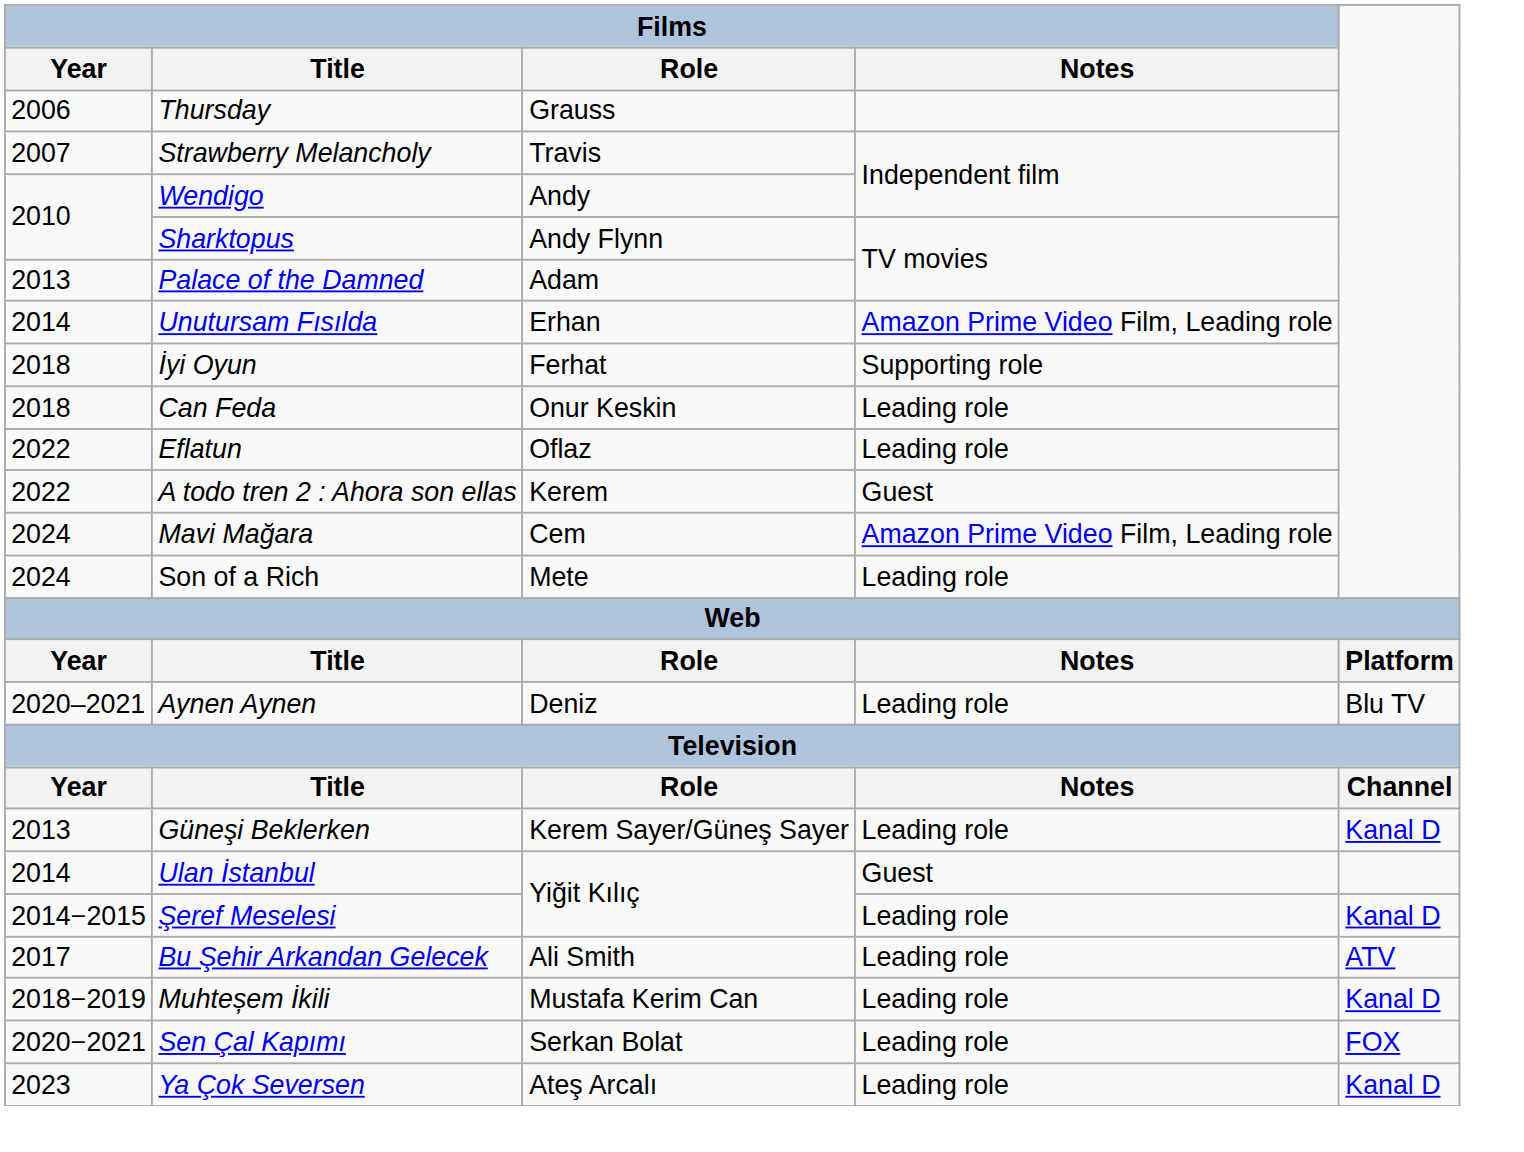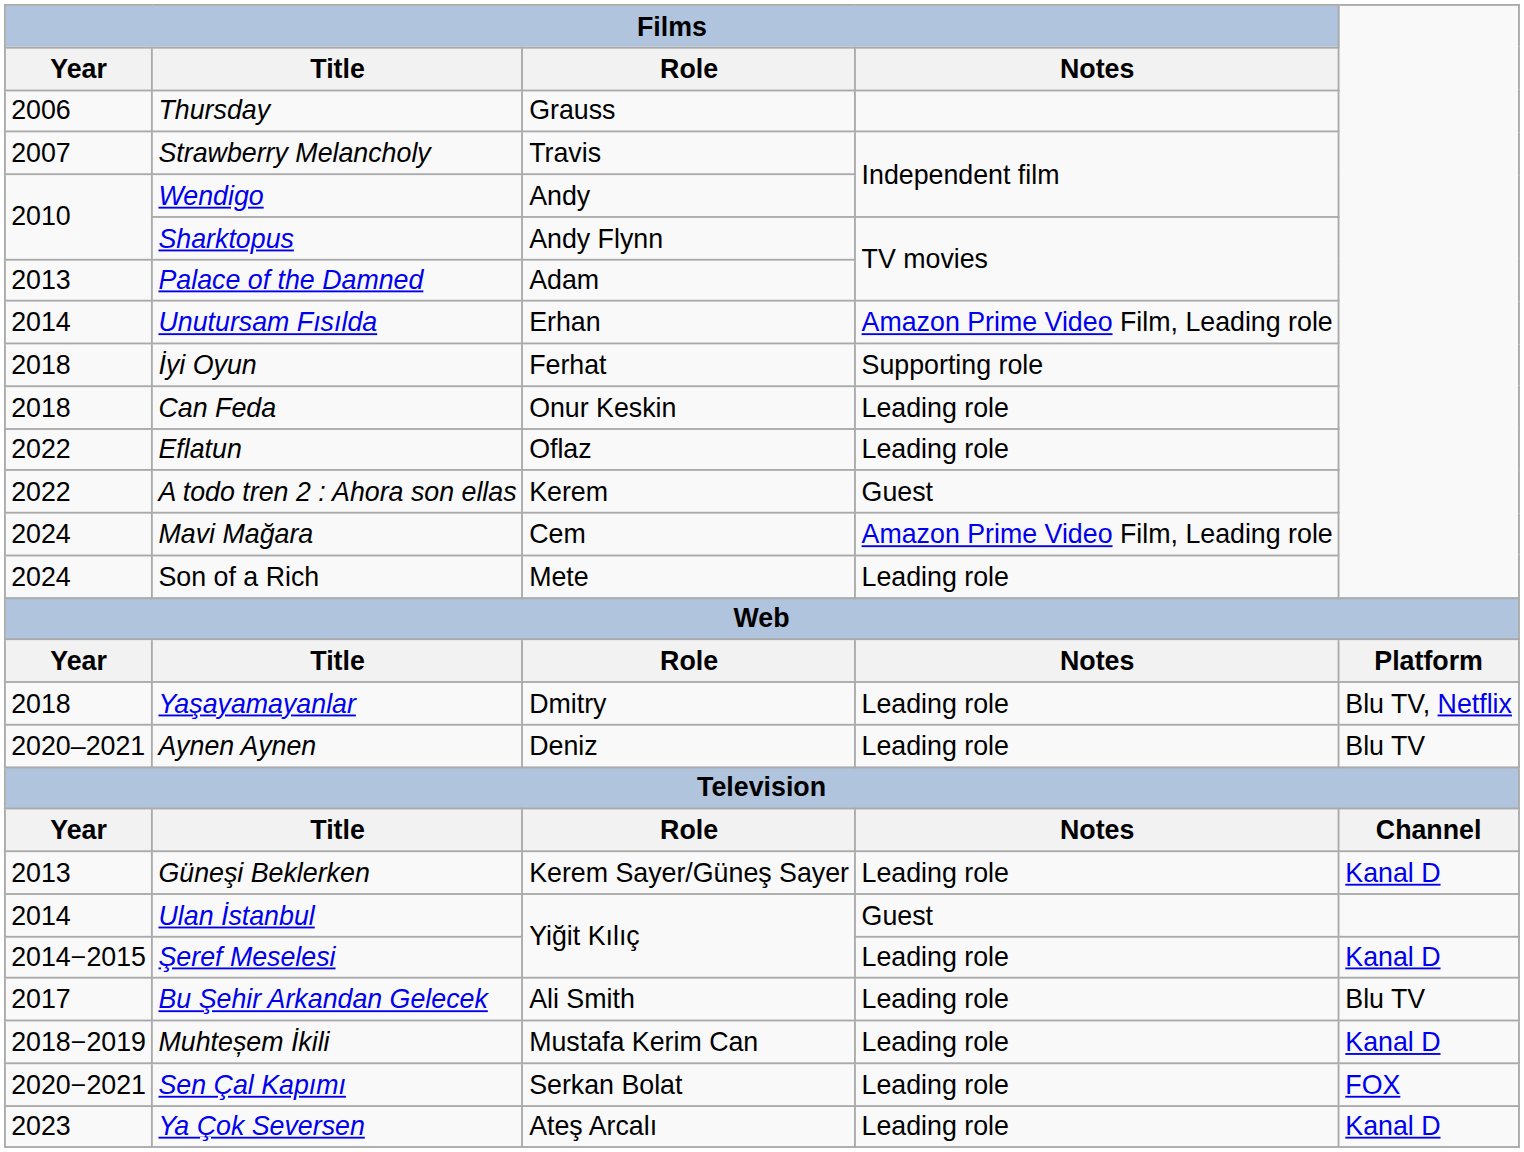+ row: (257, 704)
(1370, 957) ATV -> (1385, 1000) Blu TV
